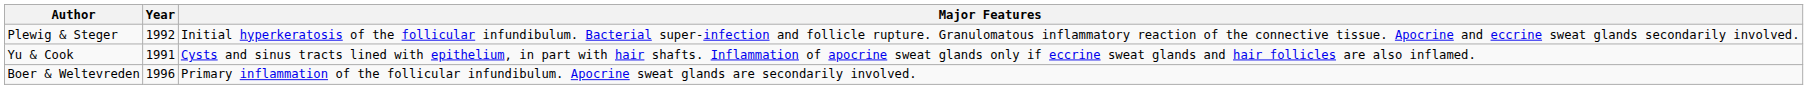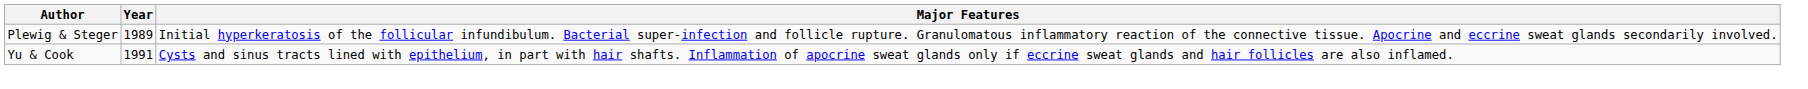(160, 34) 1992 -> (138, 34) 1989
- row: (74, 74)
